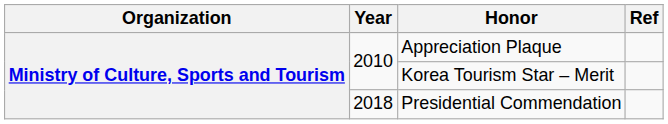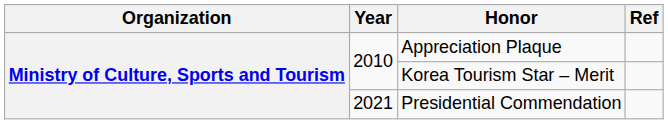(373, 103) 2018 -> (373, 103) 2021
